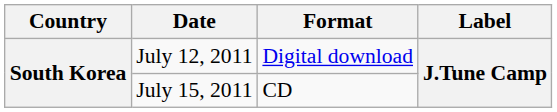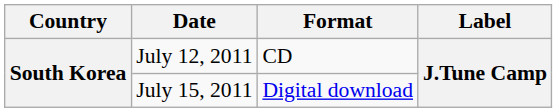(338, 55) Digital download -> (277, 55) CD
(277, 90) CD -> (338, 90) Digital download
